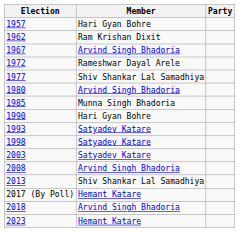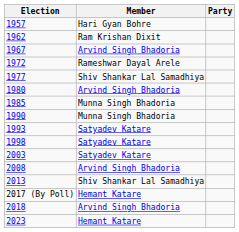(114, 116) Hari Gyan Bohre -> (127, 116) Munna Singh Bhadoria
